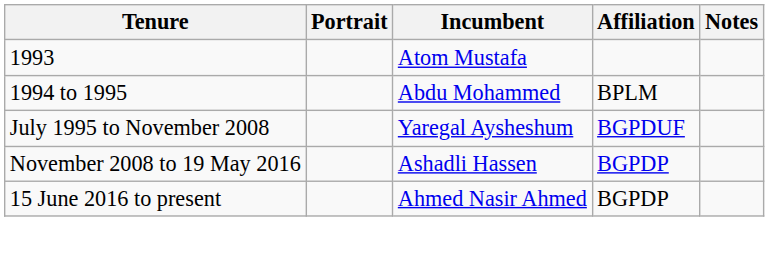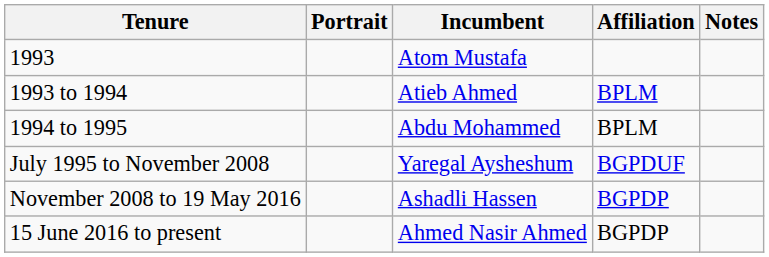+ row: (69, 92)
